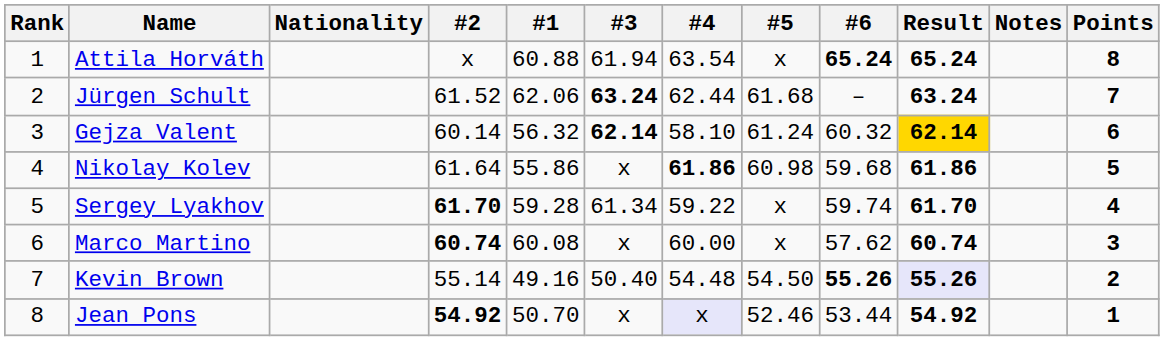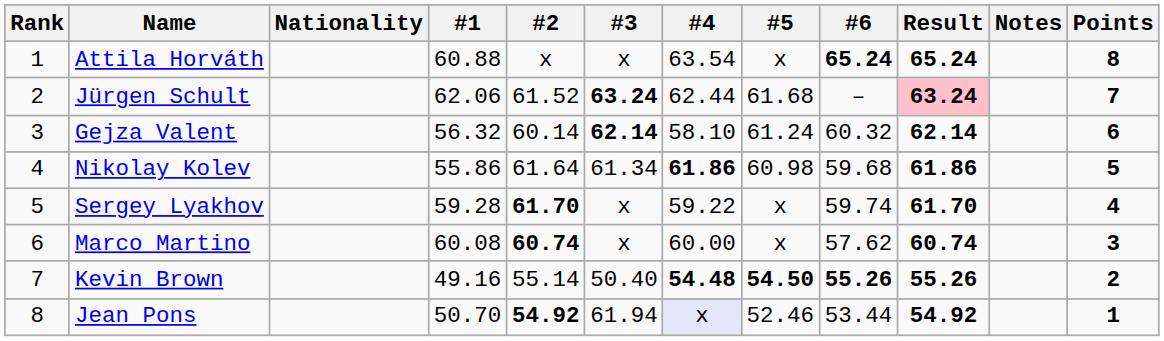columns swapped: (546, 23) <-> (468, 23)
(624, 60) 61.94 -> (624, 60) x
(943, 97) no background -> (943, 97) pink background
(943, 133) gold background -> (943, 133) no background
(624, 170) x -> (624, 170) 61.34
(624, 206) 61.34 -> (624, 206) x
(702, 280) normal -> (702, 280) bold
(780, 280) normal -> (780, 280) bold
(943, 280) lavender background -> (943, 280) no background
(624, 316) x -> (624, 316) 61.94
